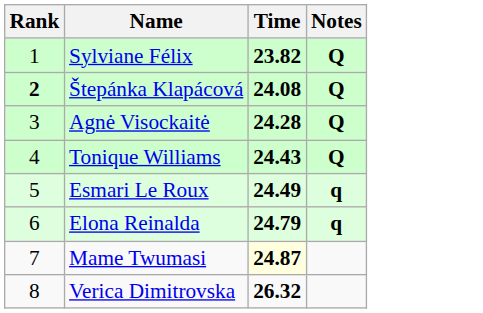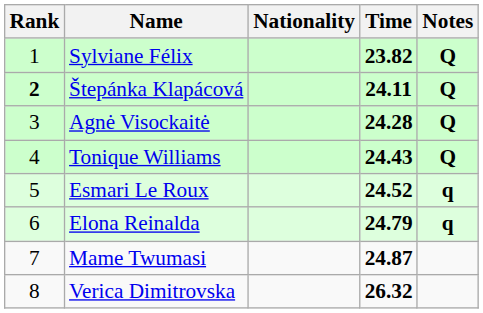+ column: (304, 21)
(277, 88) 24.08 -> (389, 88) 24.11
(277, 190) 24.49 -> (389, 190) 24.52
(277, 257) lightyellow background -> (389, 257) no background
